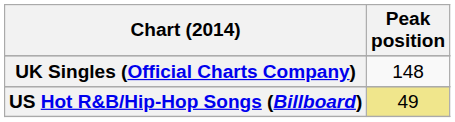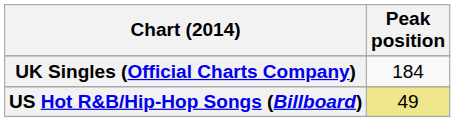(408, 71) 148 -> (408, 71) 184
